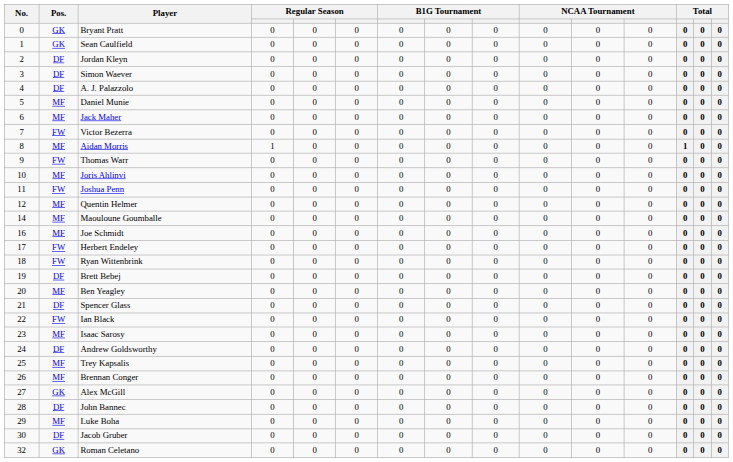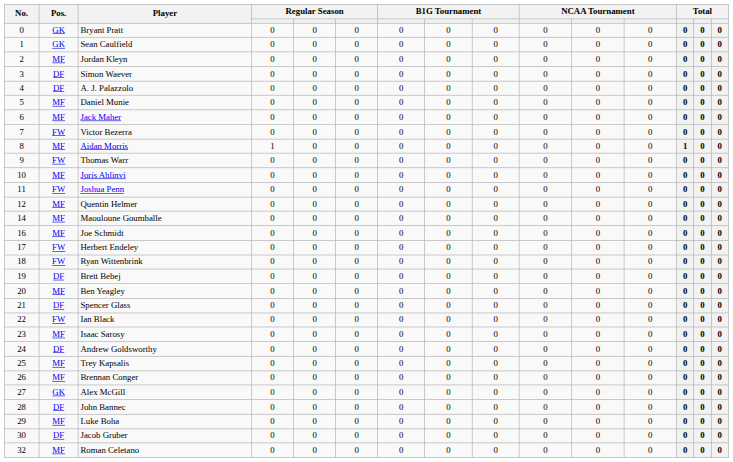(59, 59) DF -> (59, 59) MF
(59, 450) GK -> (59, 450) MF
